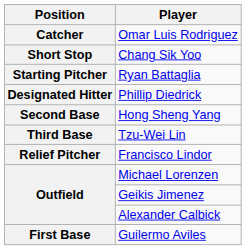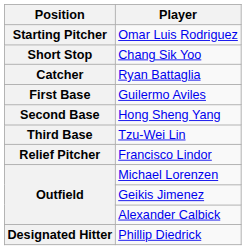(60, 35) Catcher -> (60, 35) Starting Pitcher
(60, 75) Starting Pitcher -> (60, 75) Catcher
rows swapped: (162, 235) <-> (160, 95)
